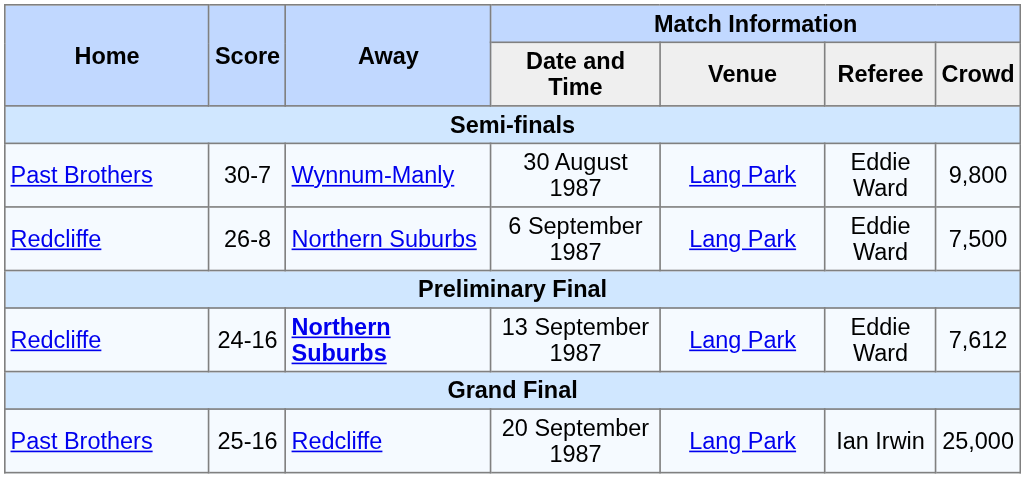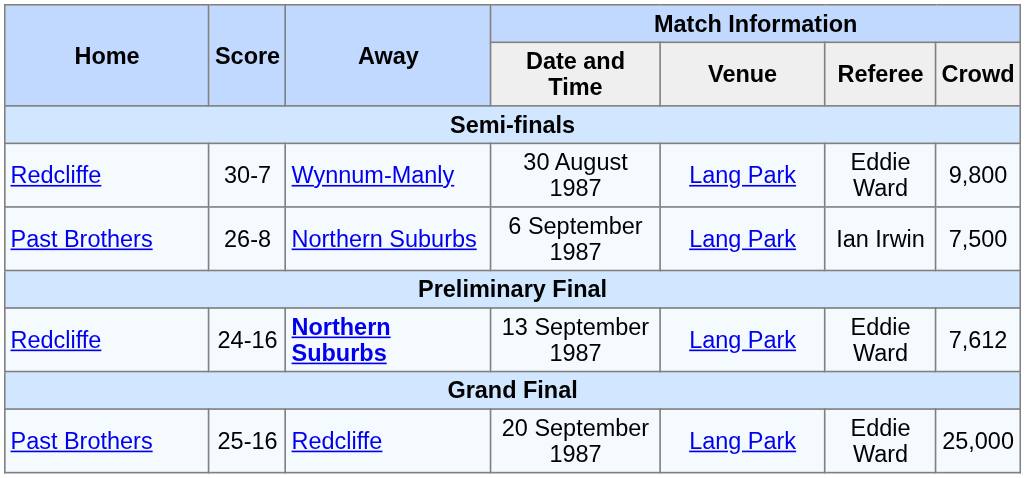(82, 175) Past Brothers -> (56, 175) Redcliffe
(56, 239) Redcliffe -> (82, 239) Past Brothers
(881, 239) Eddie Ward -> (881, 239) Ian Irwin
(881, 441) Ian Irwin -> (881, 441) Eddie Ward
